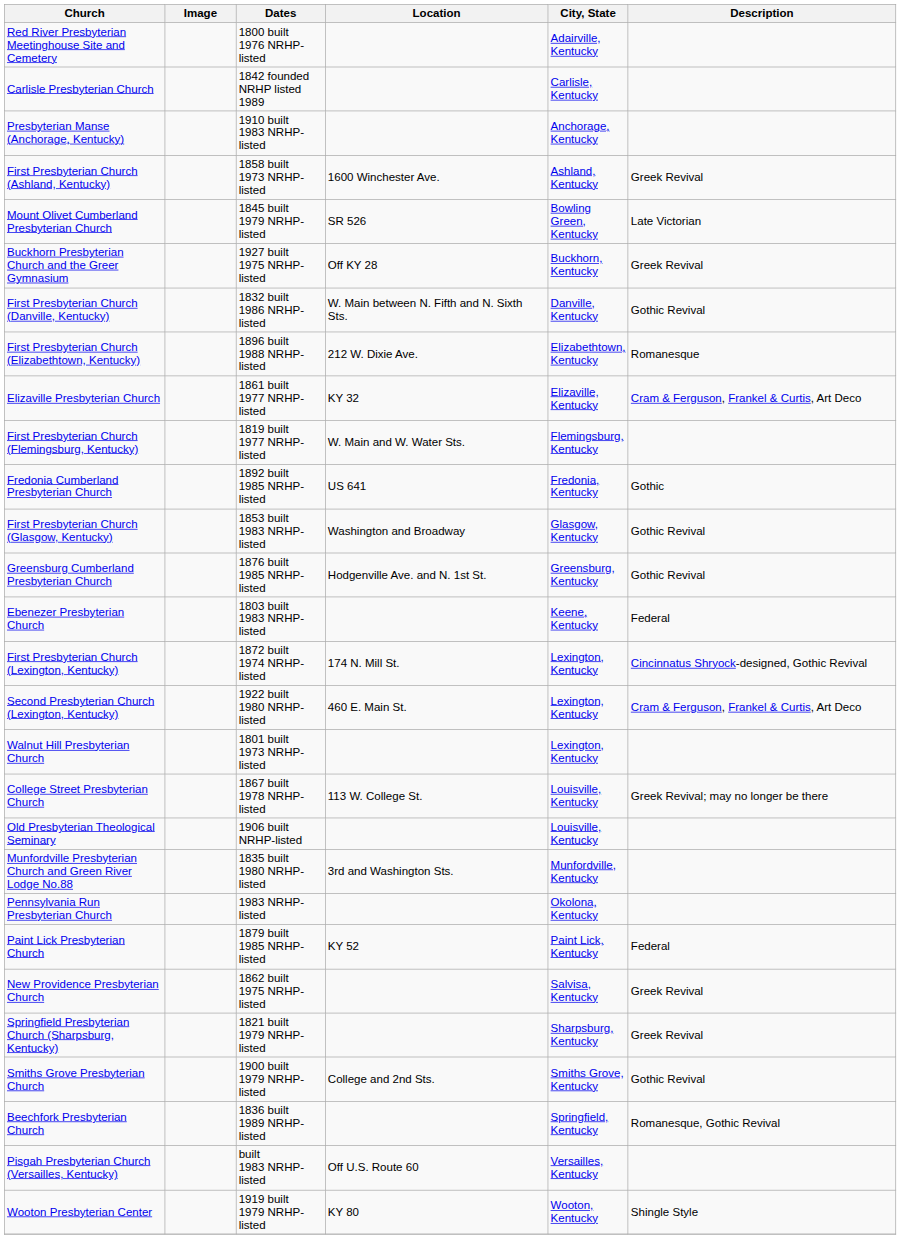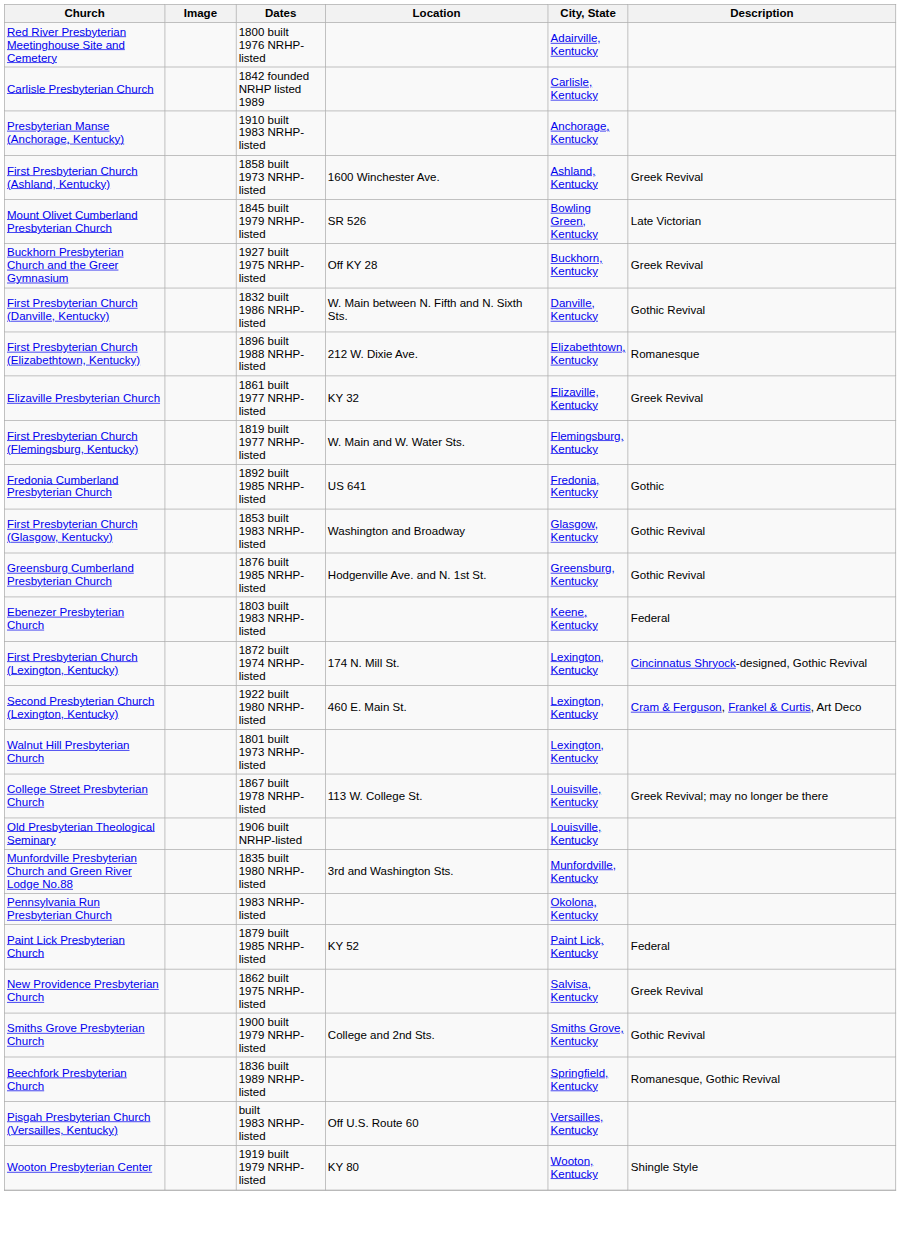(746, 398) Cram & Ferguson, Frankel & Curtis, Art Deco -> (667, 398) Greek Revival
- row: (68, 1035)
